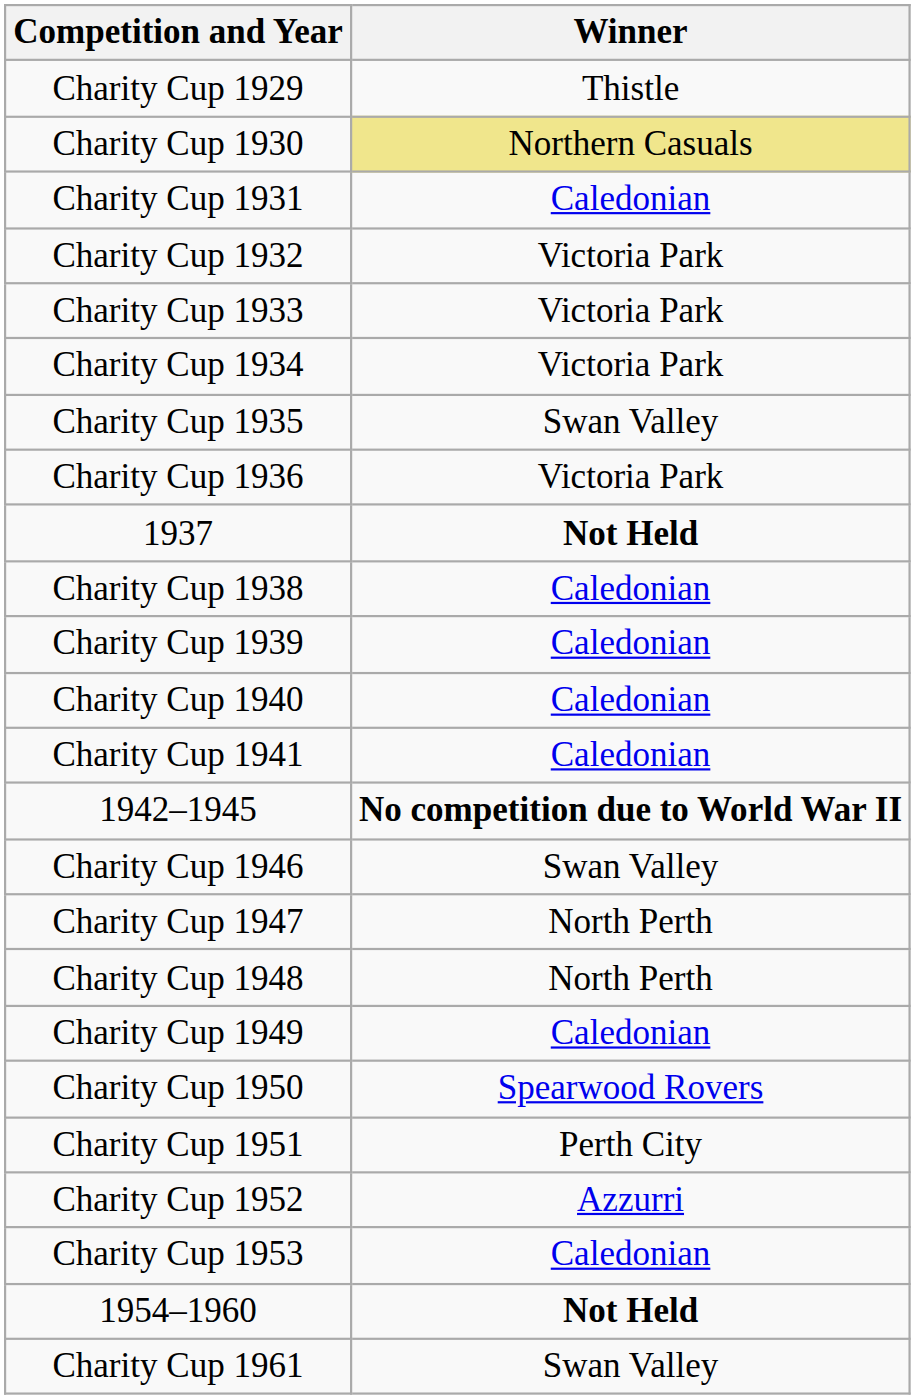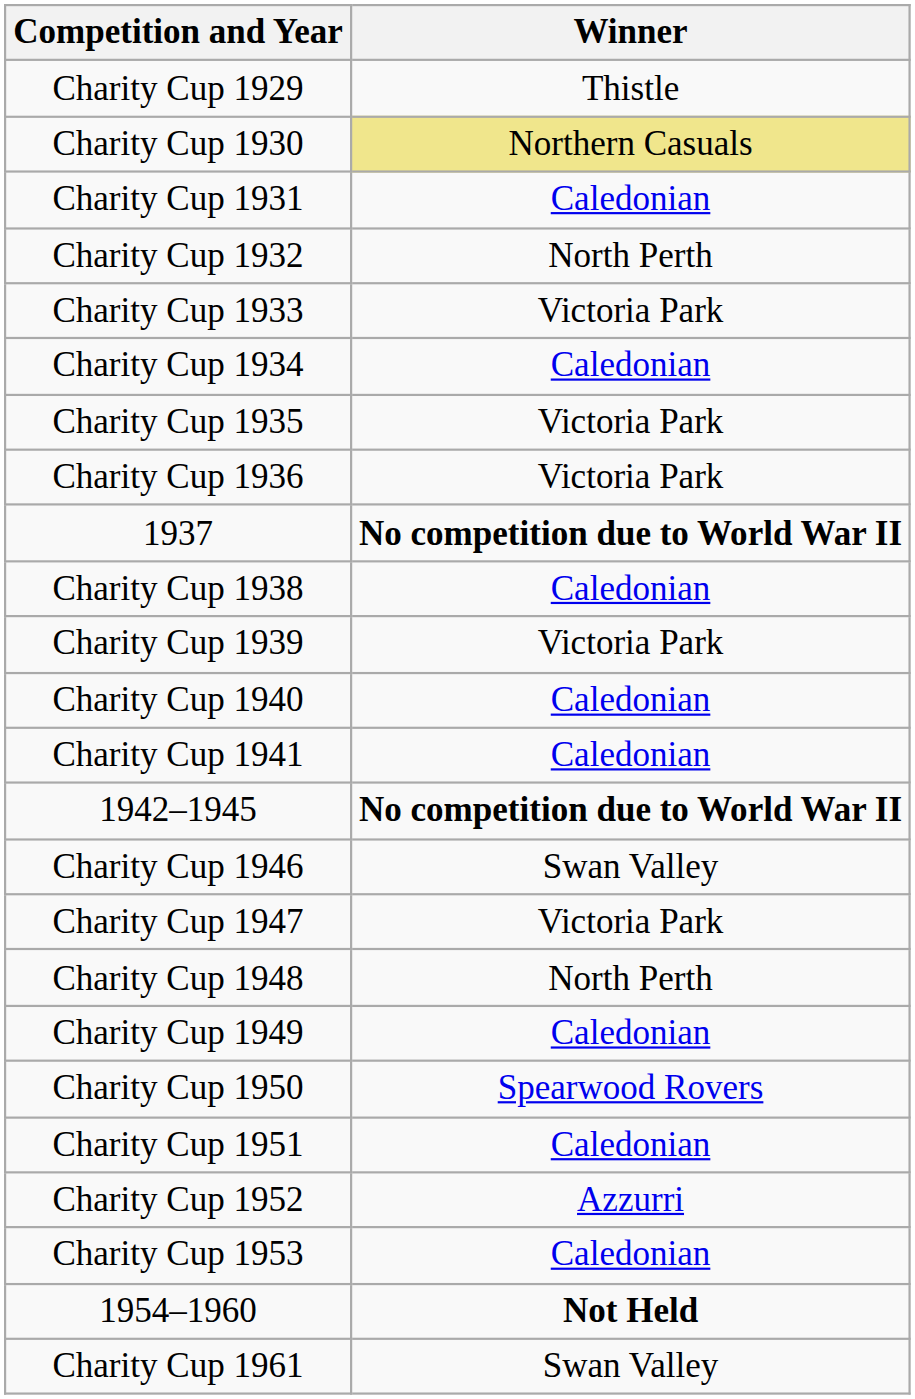(631, 254) Victoria Park -> (631, 254) North Perth
(631, 365) Victoria Park -> (631, 365) Caledonian
(631, 421) Swan Valley -> (631, 421) Victoria Park
(631, 532) Not Held -> (631, 532) No competition due to World War II
(631, 643) Caledonian -> (631, 643) Victoria Park
(631, 921) North Perth -> (631, 921) Victoria Park
(631, 1143) Perth City -> (631, 1143) Caledonian
